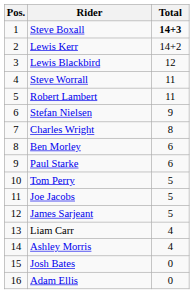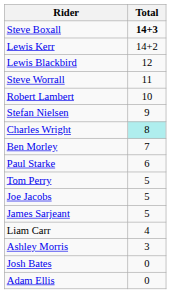- column: (16, 12)
(170, 96) 11 -> (147, 96) 10
(170, 130) no background -> (147, 130) paleturquoise background
(170, 146) 6 -> (147, 146) 7
(170, 247) 4 -> (147, 247) 3
